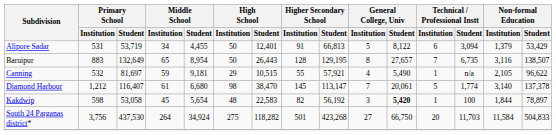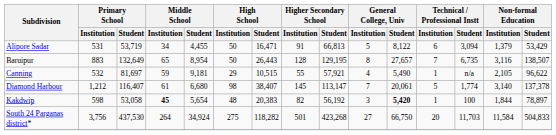(267, 47) 12,401 -> (267, 47) 16,471
(267, 87) 38,470 -> (267, 87) 38,407
(165, 100) normal -> (165, 100) bold
(267, 100) 22,583 -> (267, 100) 20,383
